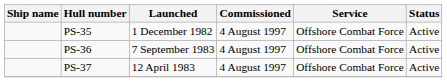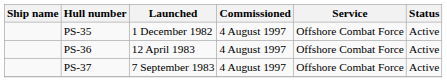(173, 49) 7 September 1983 -> (163, 49) 12 April 1983
(163, 67) 12 April 1983 -> (173, 67) 7 September 1983
